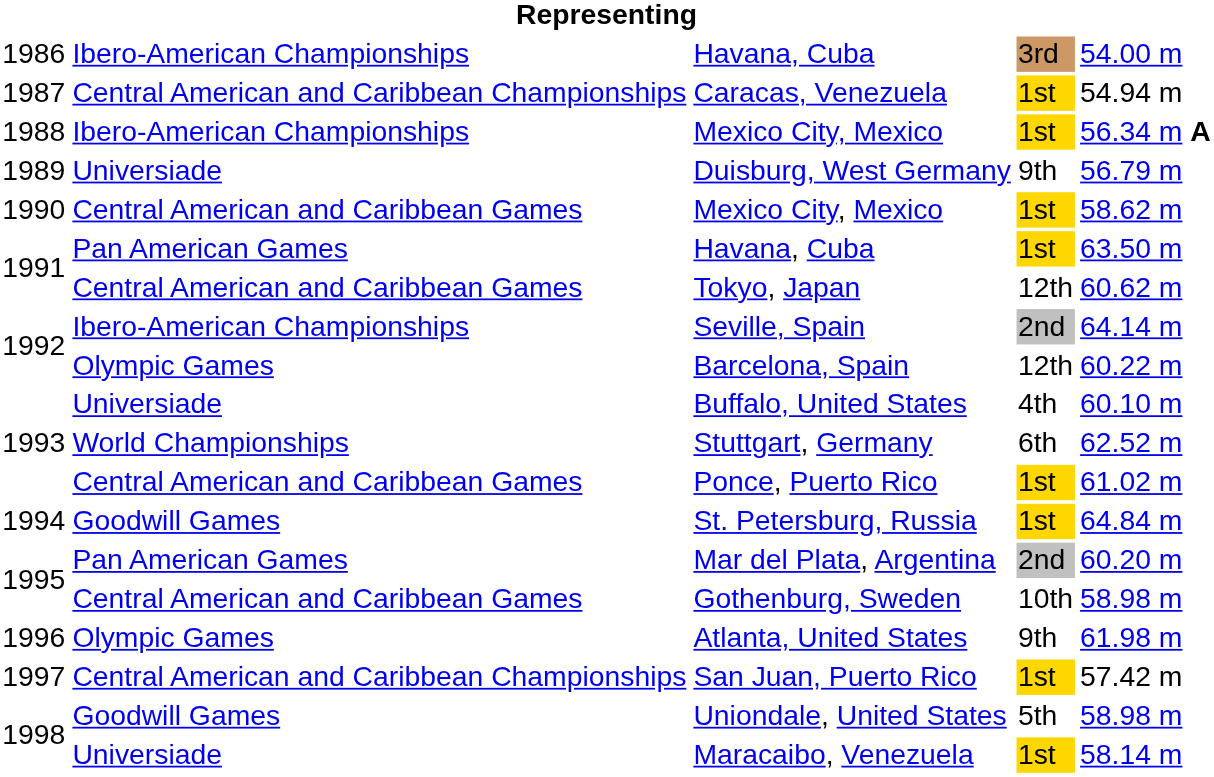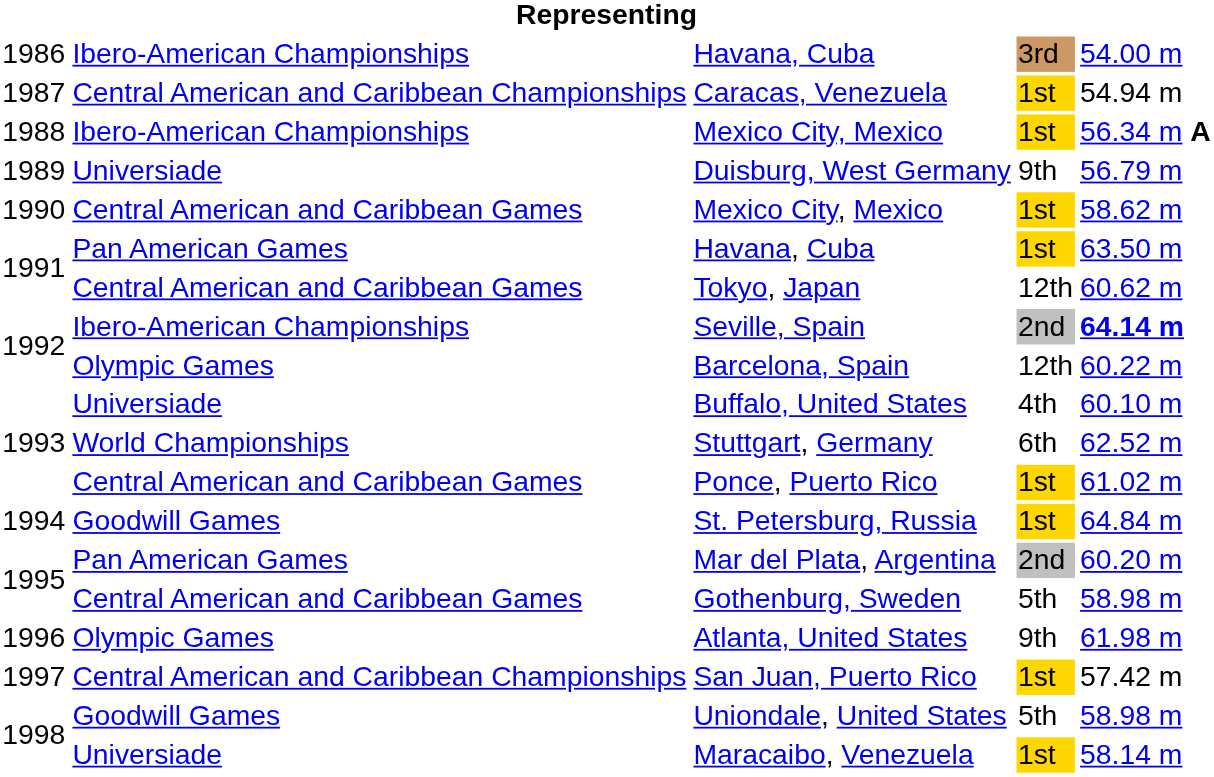(1131, 326) normal -> (1132, 326) bold
(1045, 598) 10th -> (1038, 598) 5th
